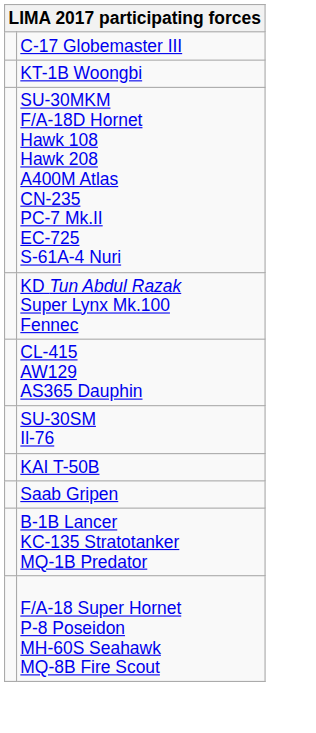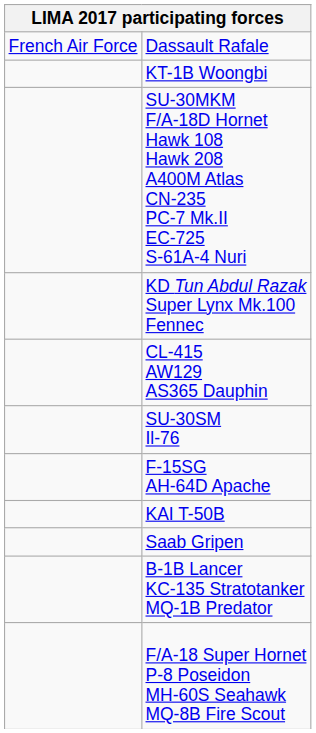- row: (101, 45)
+ row: (207, 45)
+ row: (208, 476)
